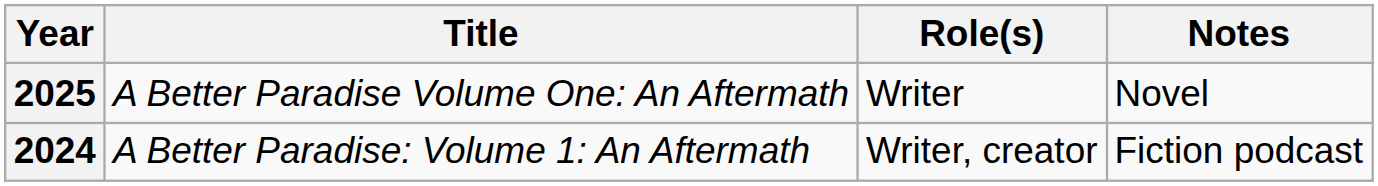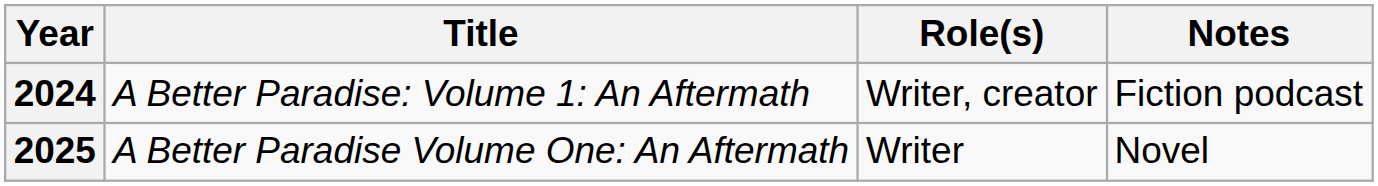rows swapped: (55, 151) <-> (55, 92)
